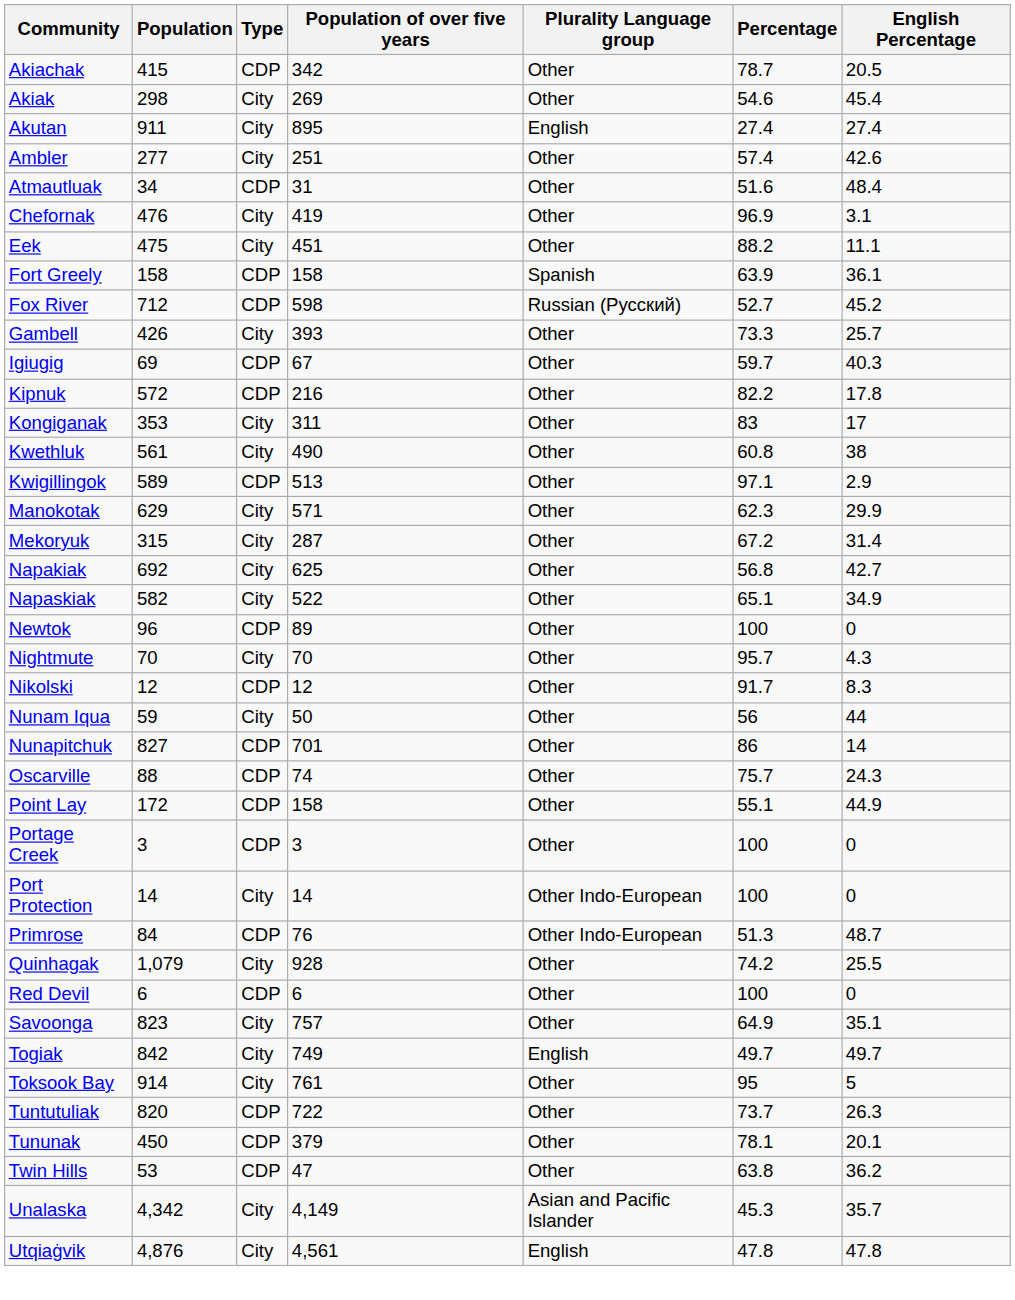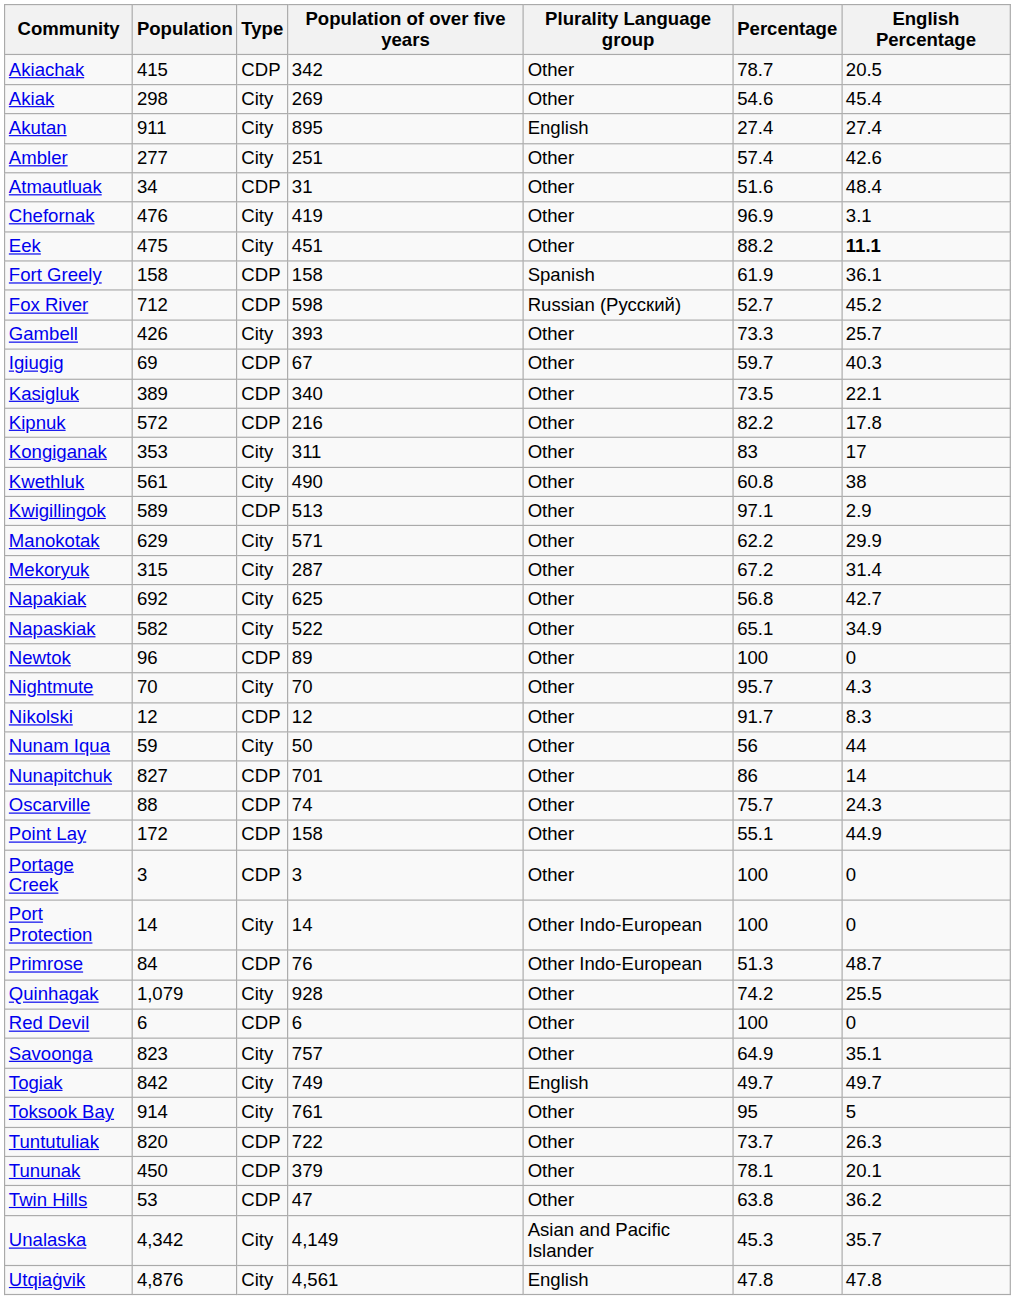(863, 246) normal -> (863, 246) bold
(755, 275) 63.9 -> (755, 275) 61.9
+ row: (44, 393)
(755, 511) 62.3 -> (755, 540) 62.2
